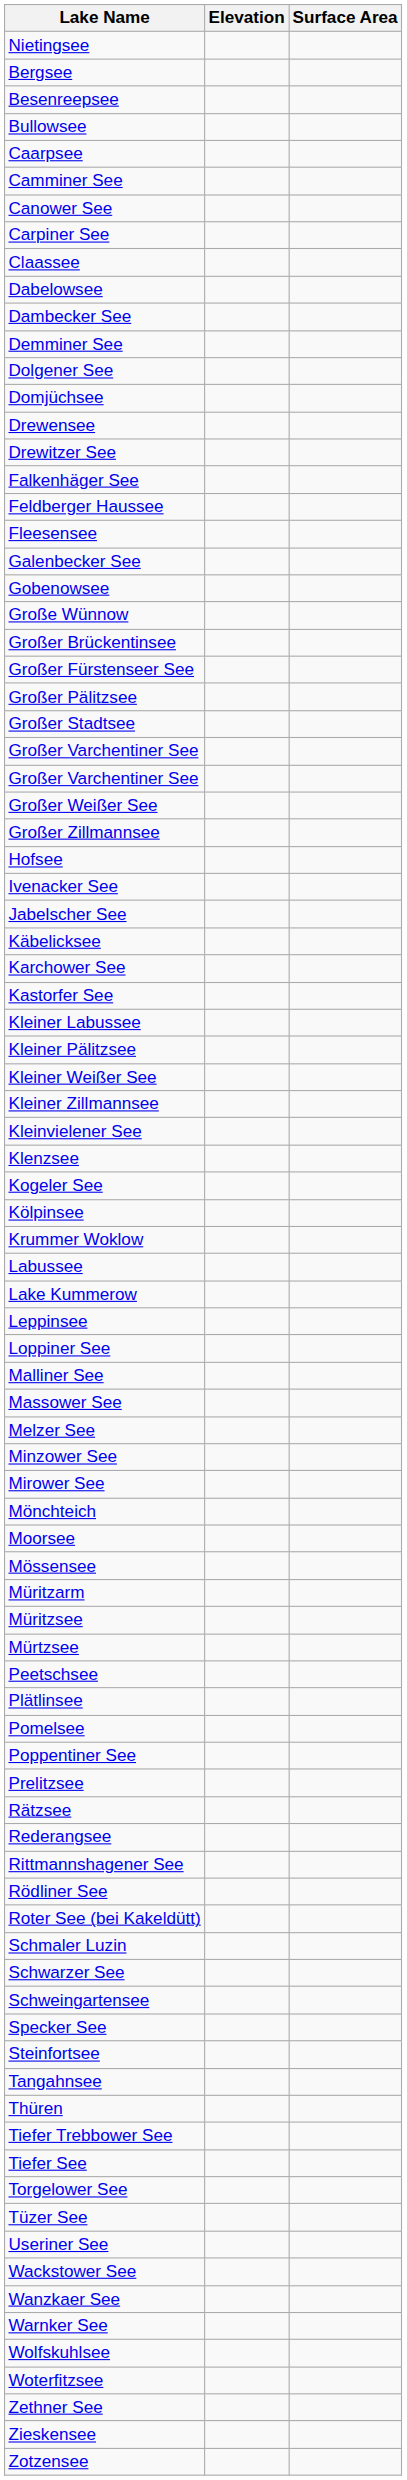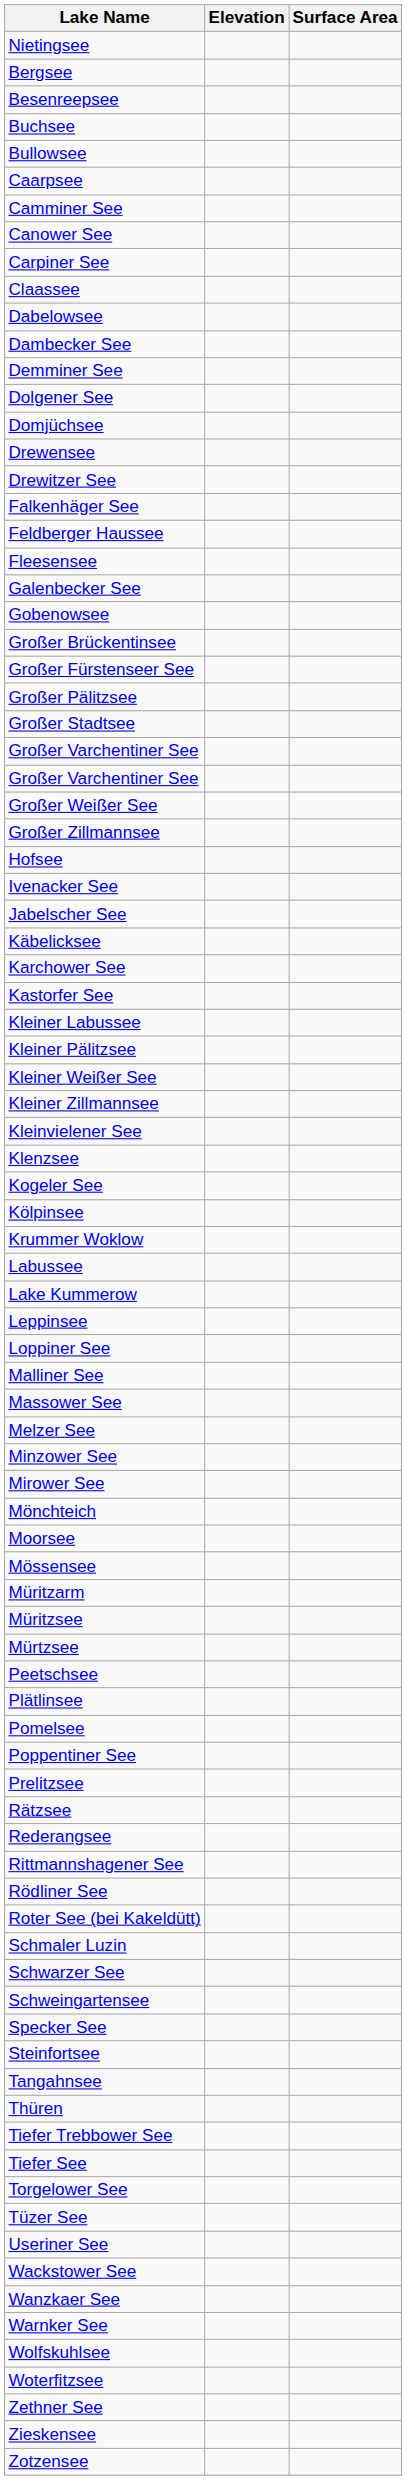+ row: (42, 126)
- row: (68, 615)
